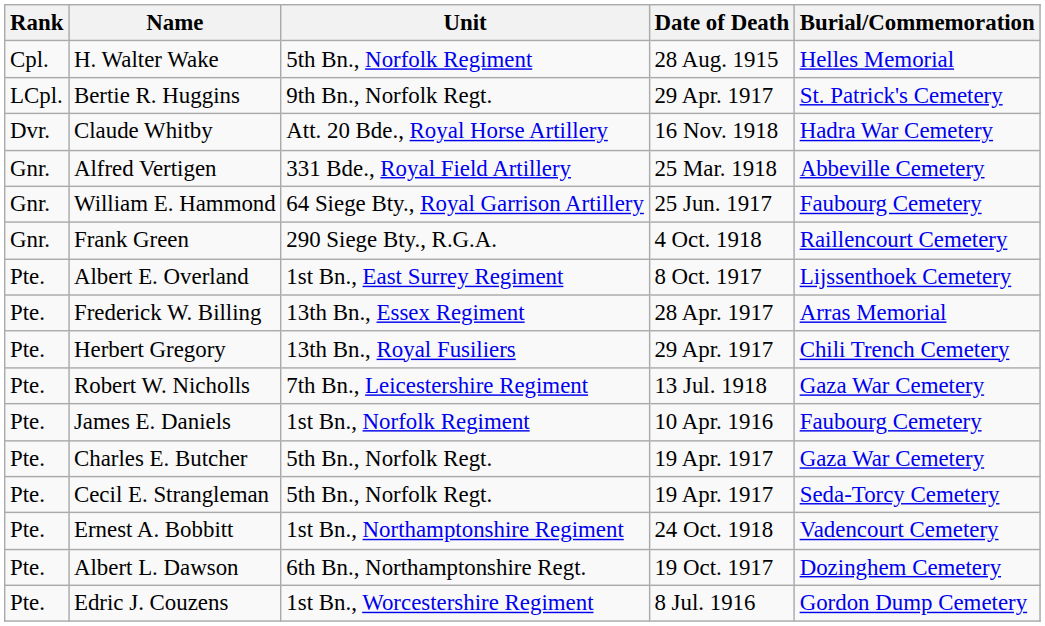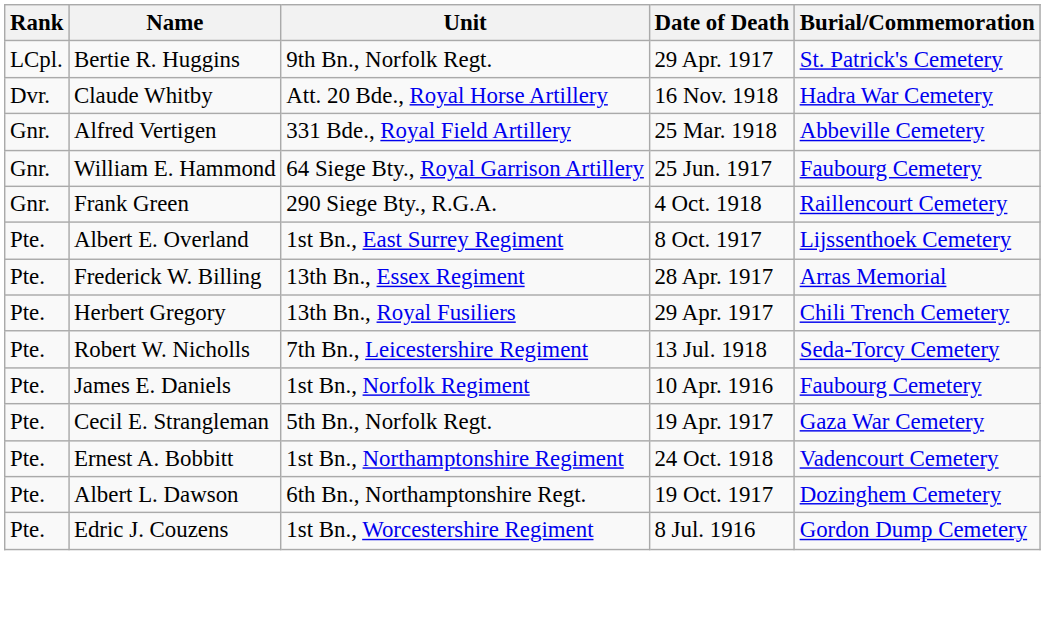- row: (146, 58)
(892, 385) Gaza War Cemetery -> (900, 349) Seda-Torcy Cemetery
- row: (161, 458)
(900, 494) Seda-Torcy Cemetery -> (892, 421) Gaza War Cemetery
